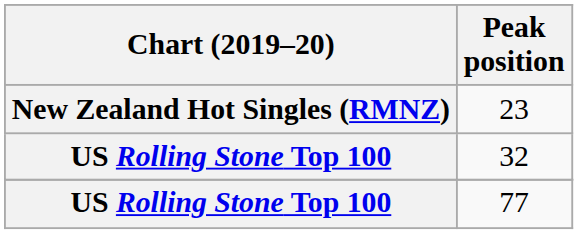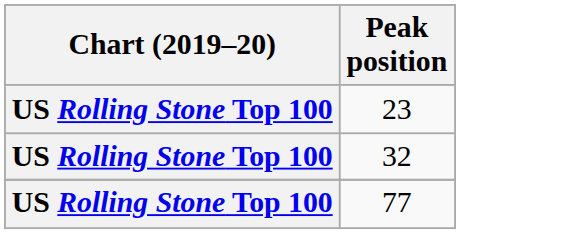(231, 108) New Zealand Hot Singles (RMNZ) -> (172, 108) US Rolling Stone Top 100
